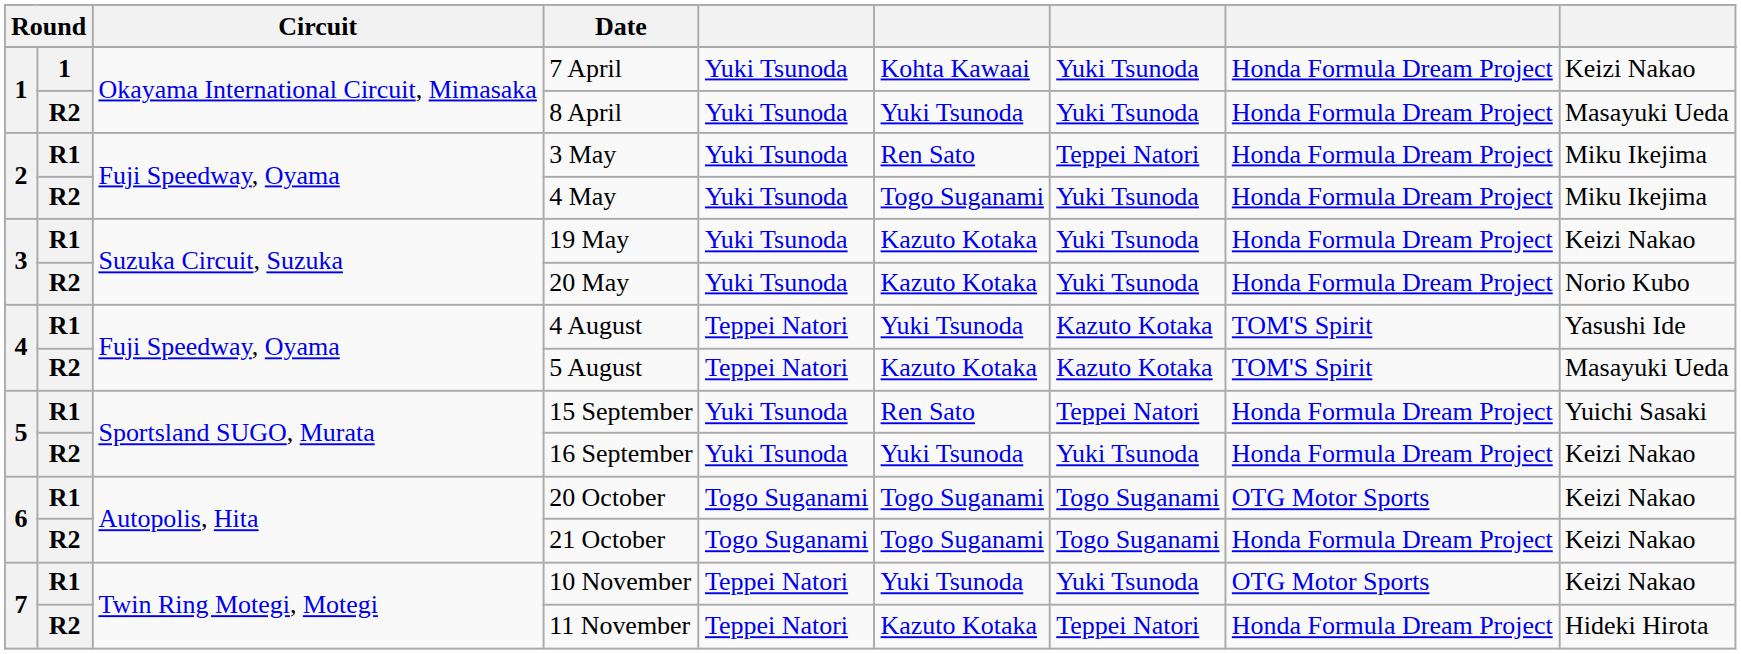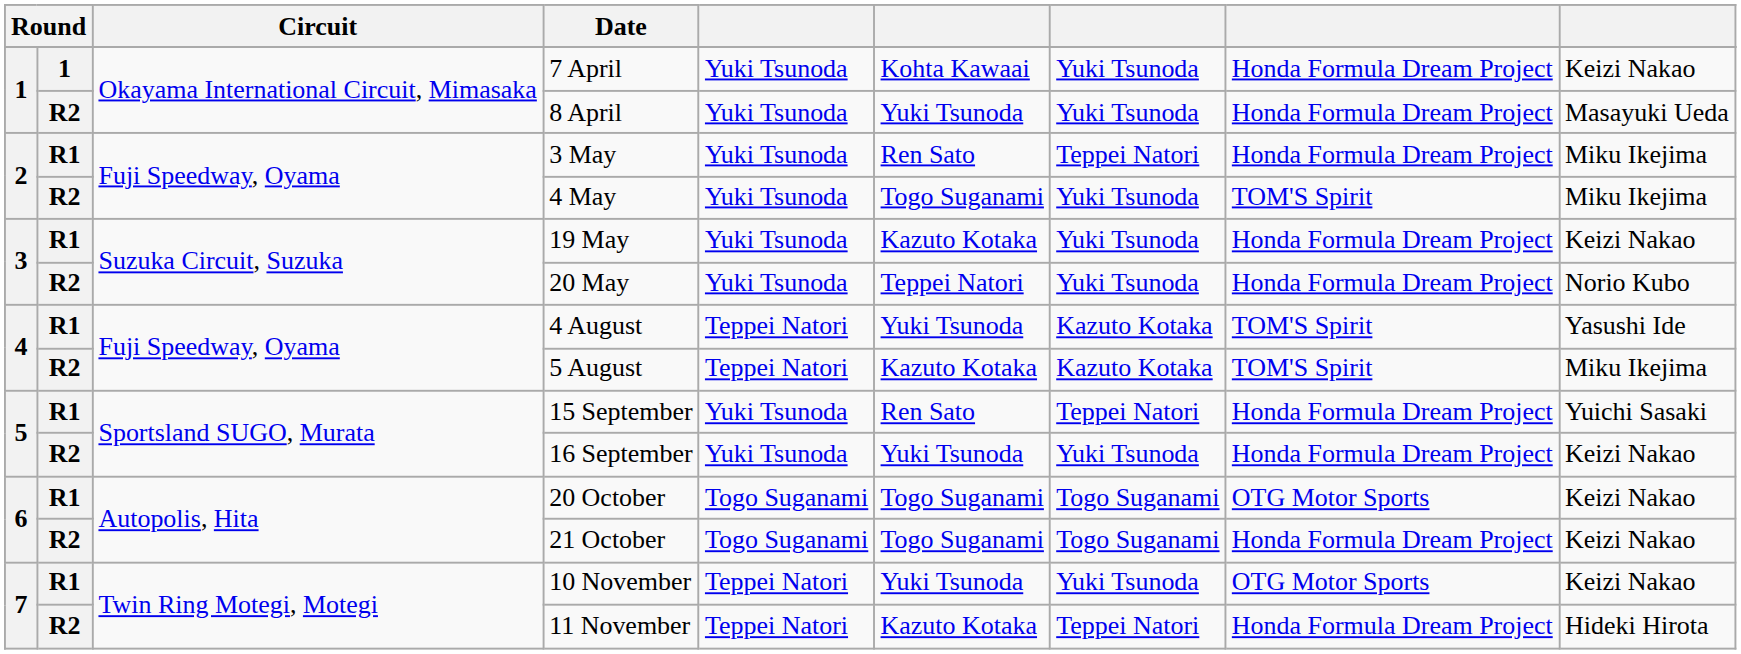(1392, 196) Honda Formula Dream Project -> (1302, 196) TOM'S Spirit
(959, 282) Kazuto Kotaka -> (952, 282) Teppei Natori
(1647, 368) Masayuki Ueda -> (1636, 368) Miku Ikejima
